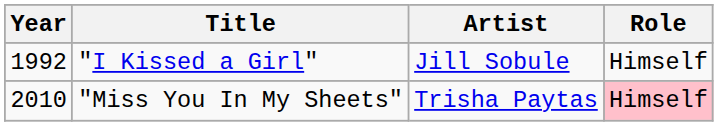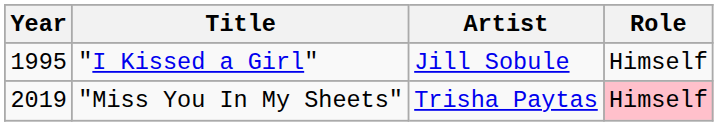(39, 62) 1992 -> (39, 62) 1995
(39, 101) 2010 -> (39, 101) 2019
